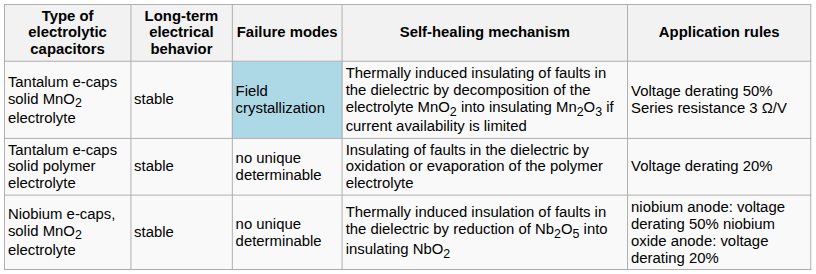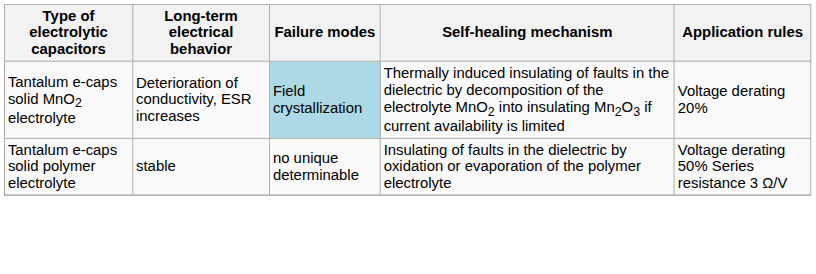(154, 99) stable -> (194, 99) Deterioration of conductivity, ESR increases
(709, 99) Voltage derating 50% Series resistance 3 Ω/V -> (732, 99) Voltage derating 20%
(702, 166) Voltage derating 20% -> (733, 166) Voltage derating 50% Series resistance 3 Ω/V
- row: (62, 232)
